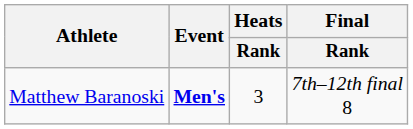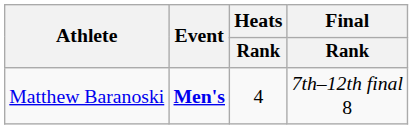(258, 96) 3 -> (258, 96) 4
